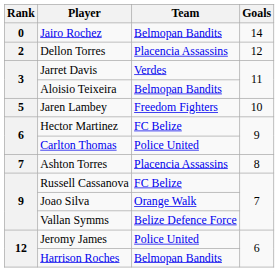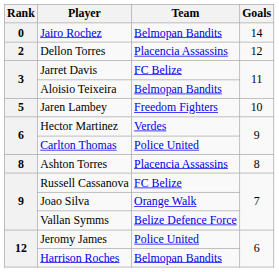(150, 70) Verdes -> (158, 70) FC Belize
(158, 126) FC Belize -> (150, 126) Verdes
(21, 164) 7 -> (21, 164) 8
